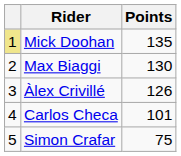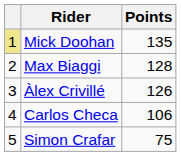(159, 66) 130 -> (159, 66) 128
(159, 115) 101 -> (159, 115) 106
